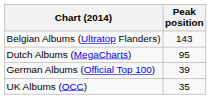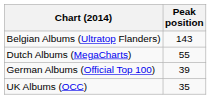(184, 54) 95 -> (184, 54) 55
